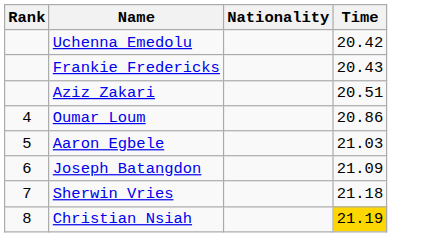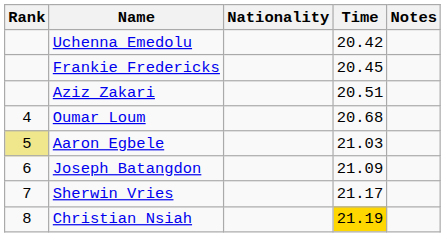+ column: (414, 17)
(360, 68) 20.43 -> (360, 68) 20.45
(360, 118) 20.86 -> (360, 118) 20.68
(27, 143) no background -> (27, 143) khaki background
(360, 194) 21.18 -> (360, 194) 21.17
